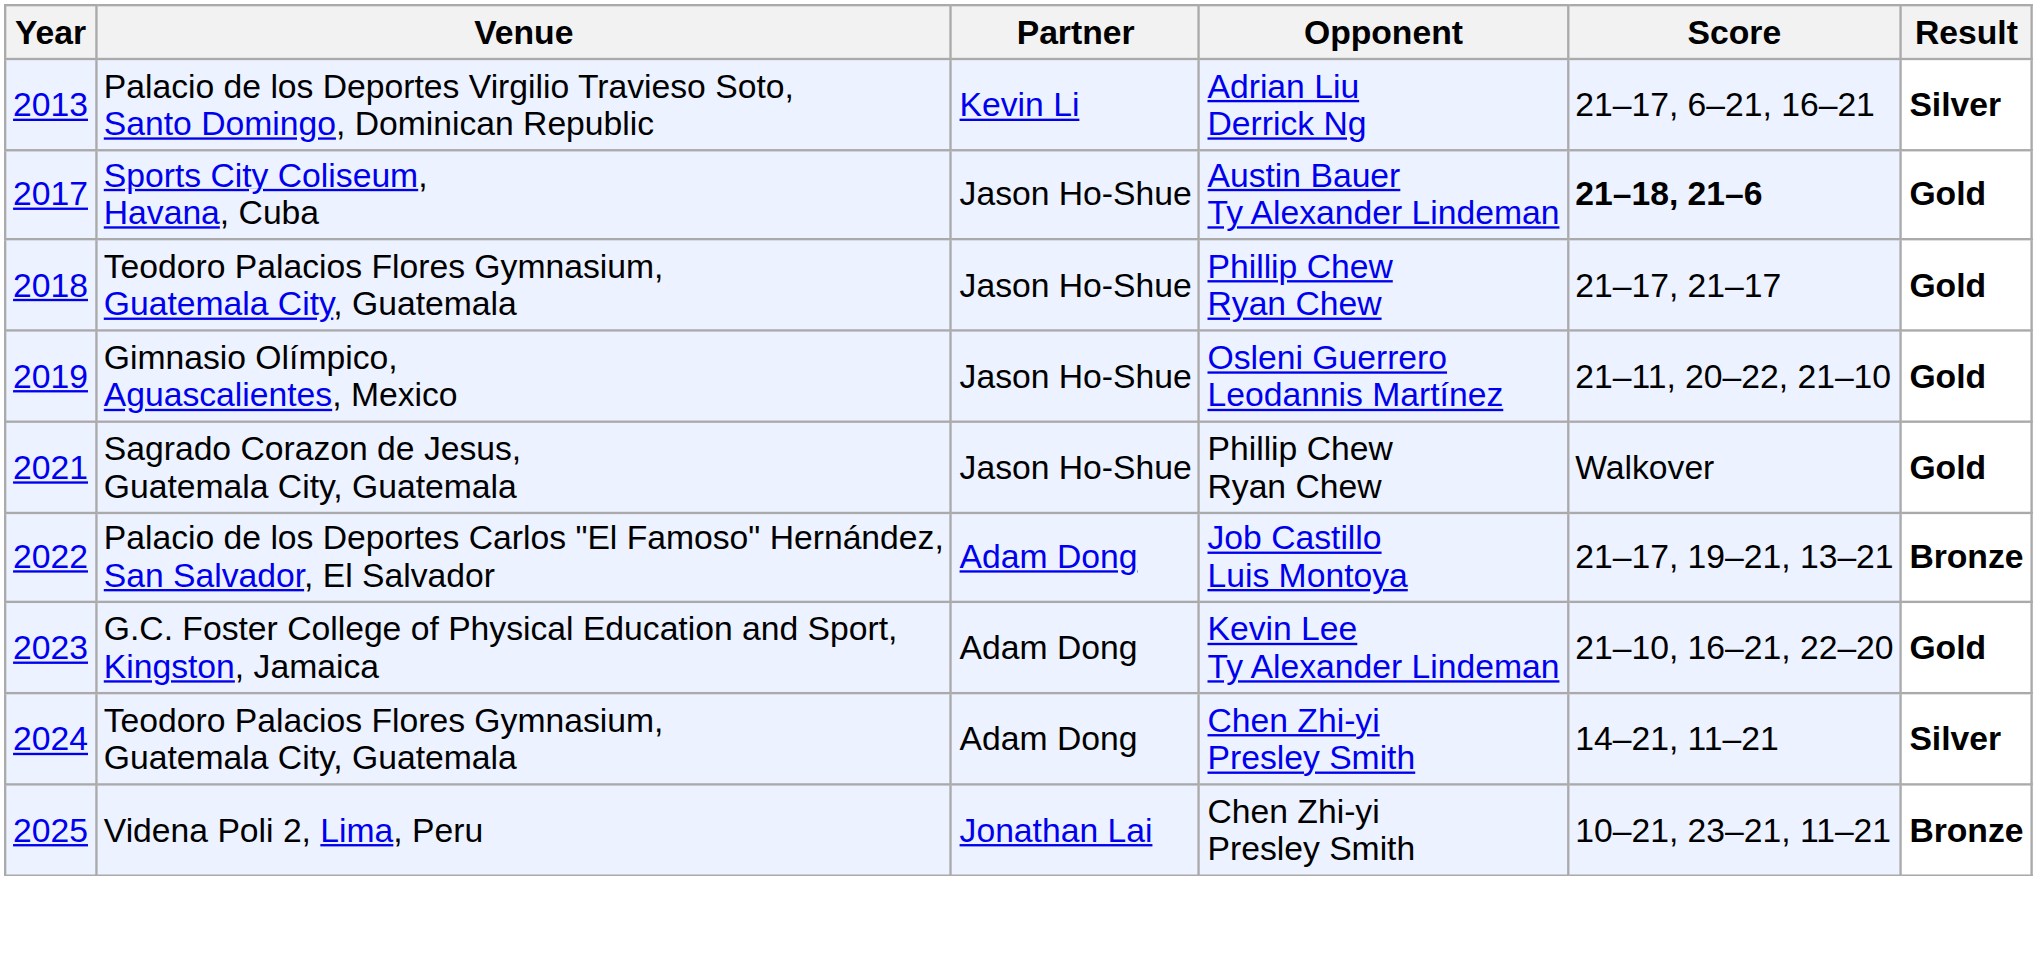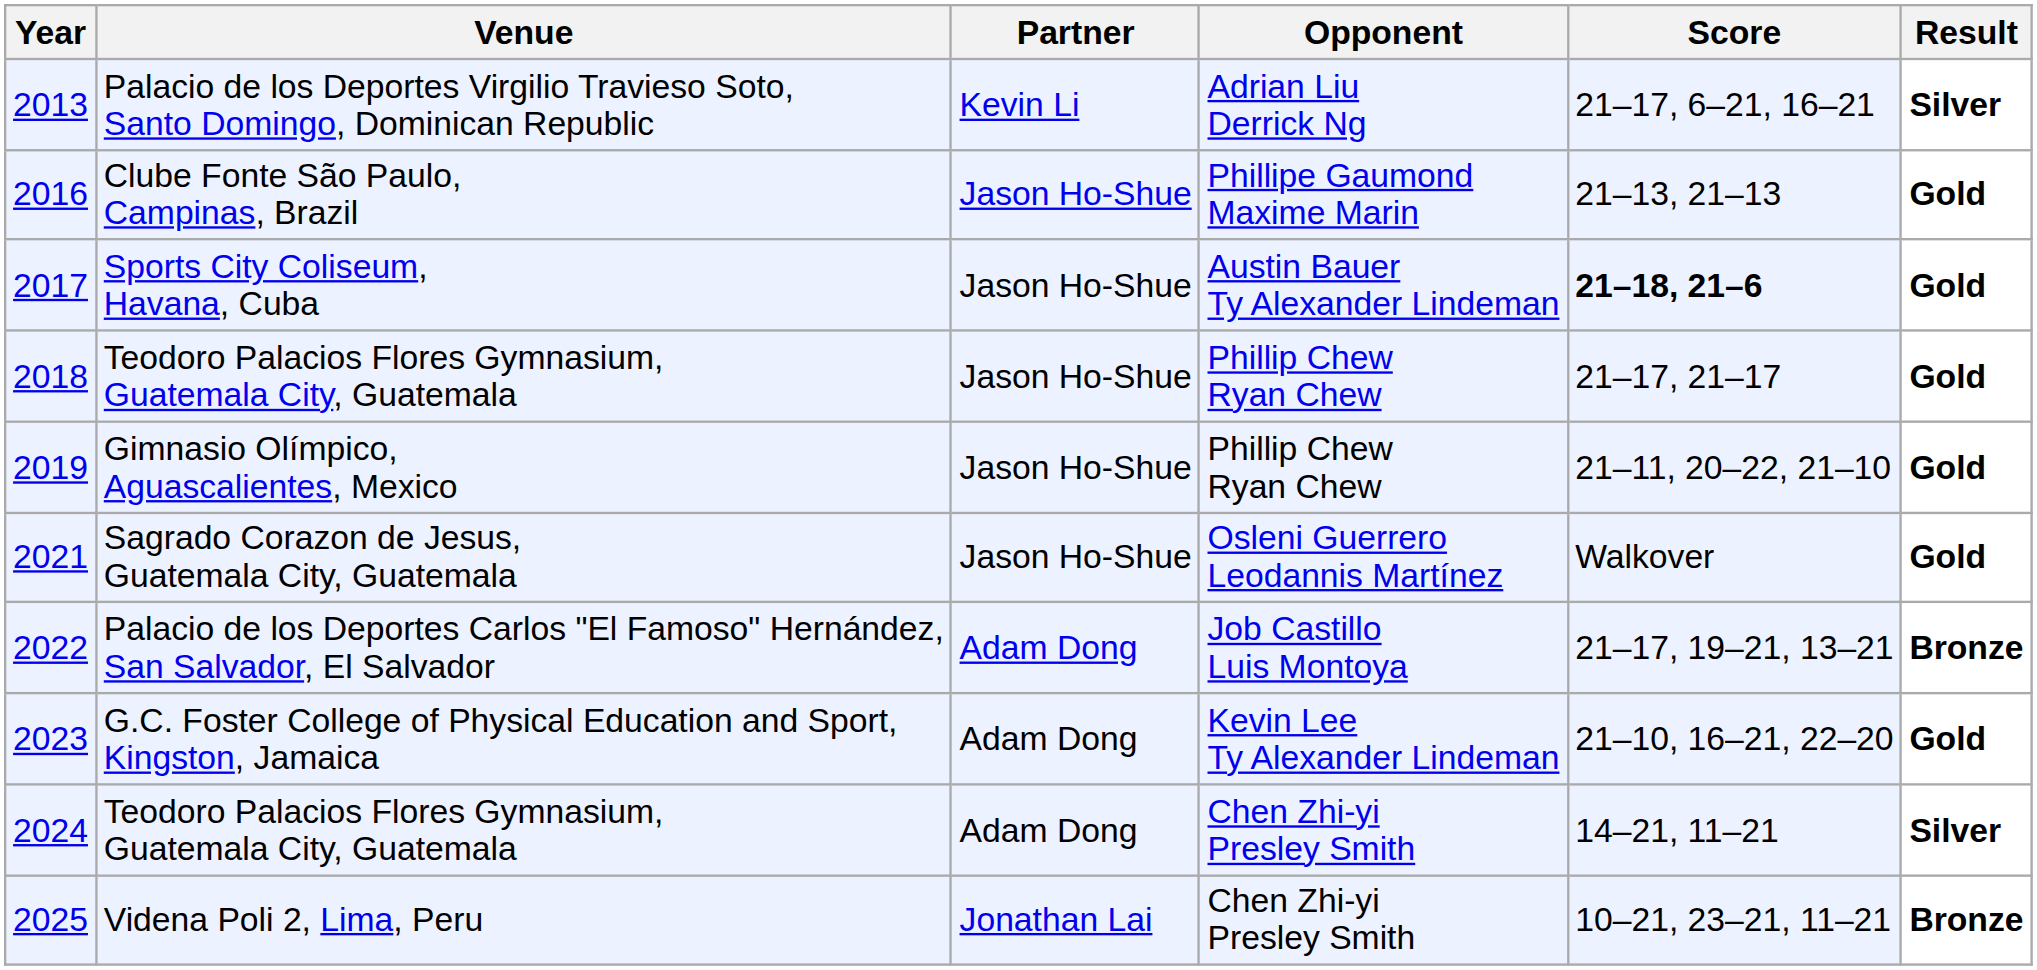+ row: (51, 195)
(1355, 376) Osleni Guerrero Leodannis Martínez -> (1300, 467) Phillip Chew Ryan Chew
(1300, 467) Phillip Chew Ryan Chew -> (1355, 558) Osleni Guerrero Leodannis Martínez
